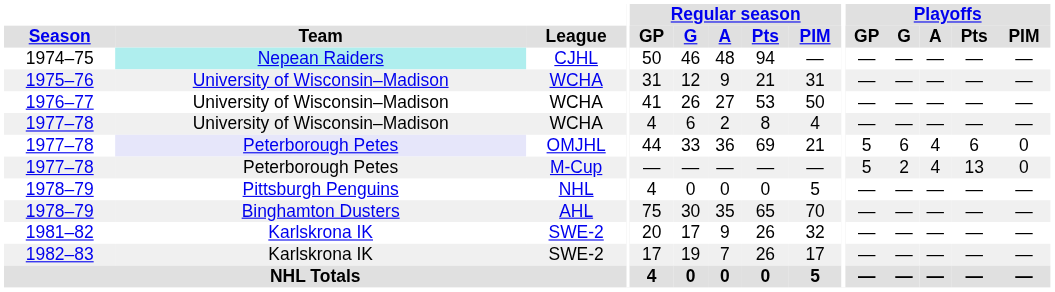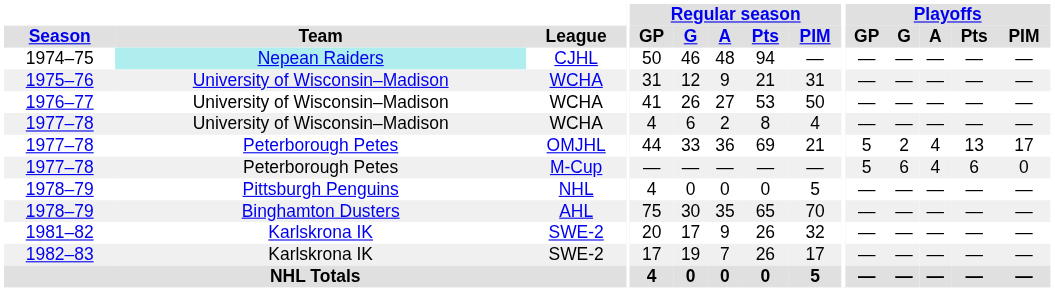(321, 145) lavender background -> (321, 145) no background
(904, 145) 6 -> (904, 145) 2
(974, 145) 6 -> (974, 145) 13
(1024, 145) 0 -> (1024, 145) 17
(904, 167) 2 -> (904, 167) 6
(974, 167) 13 -> (974, 167) 6
